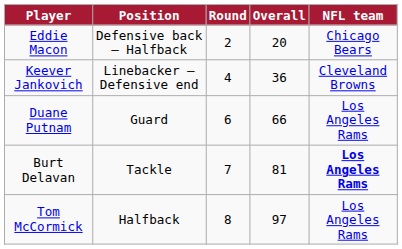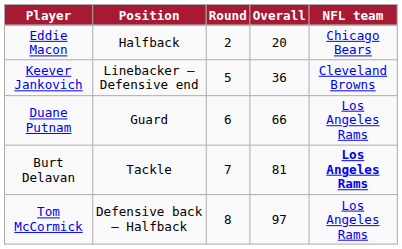(149, 43) Defensive back – Halfback -> (149, 43) Halfback
(228, 78) 4 -> (228, 78) 5
(149, 219) Halfback -> (149, 219) Defensive back – Halfback
